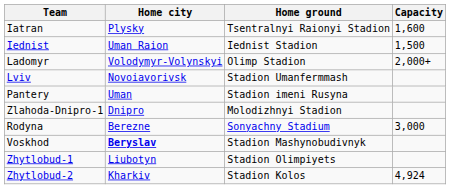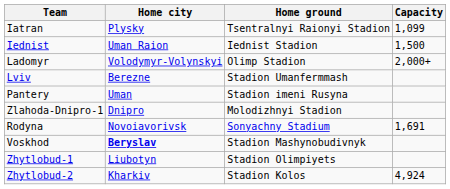(410, 29) 1,600 -> (410, 29) 1,099
(147, 78) Novoiavorivsk -> (129, 78) Berezne
(129, 127) Berezne -> (147, 127) Novoiavorivsk
(410, 127) 3,000 -> (410, 127) 1,691
